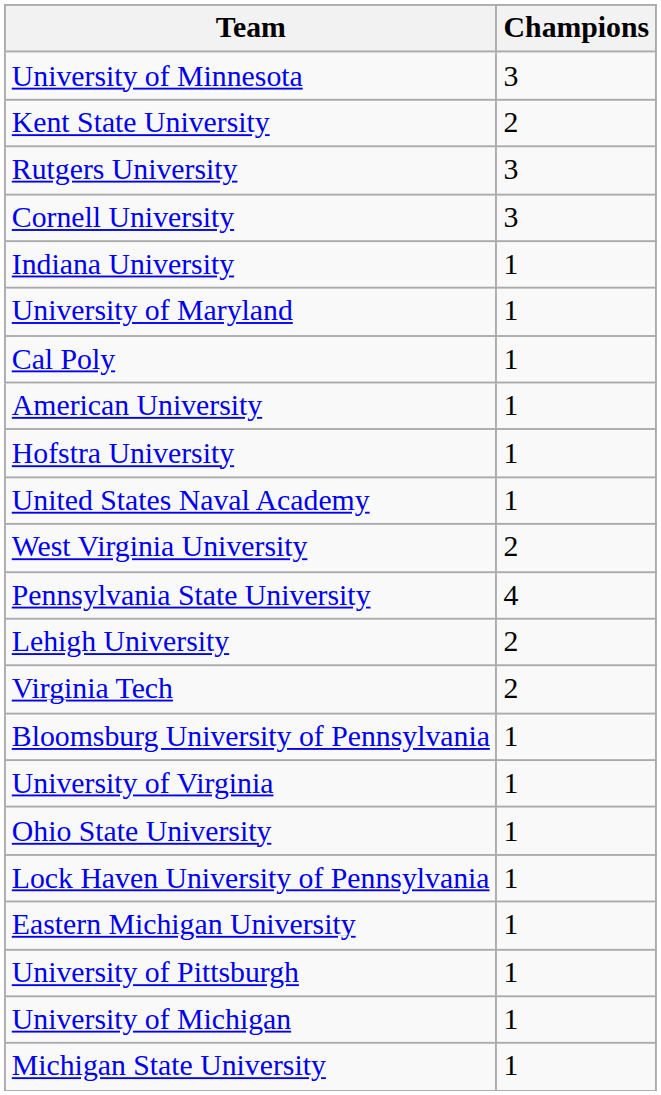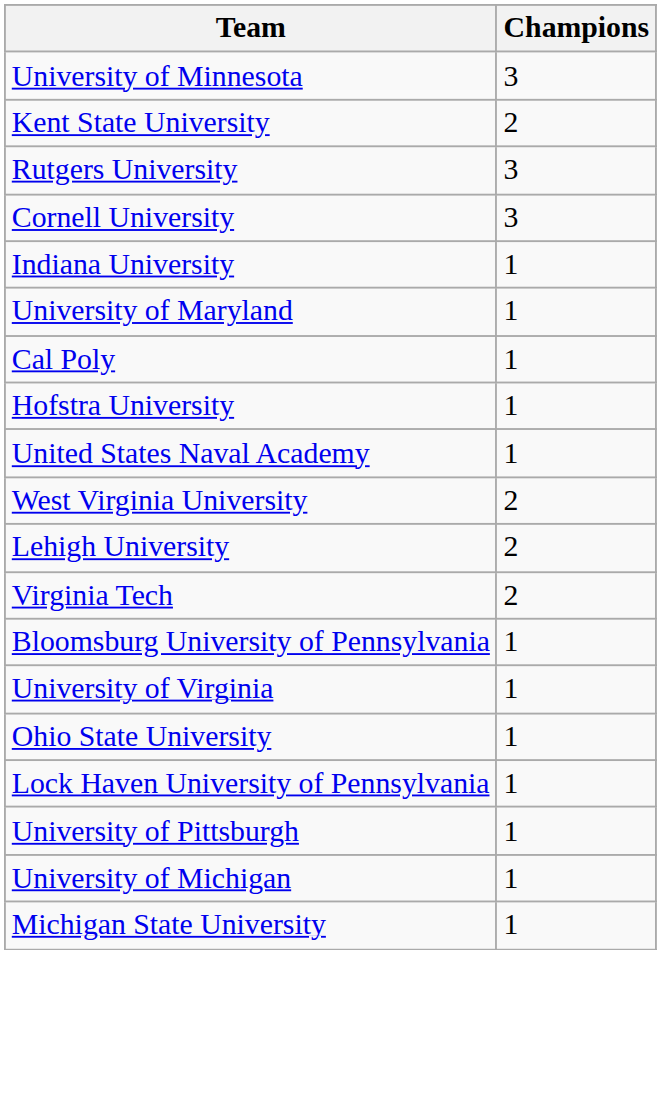- row: (137, 405)
- row: (191, 594)
- row: (184, 924)
